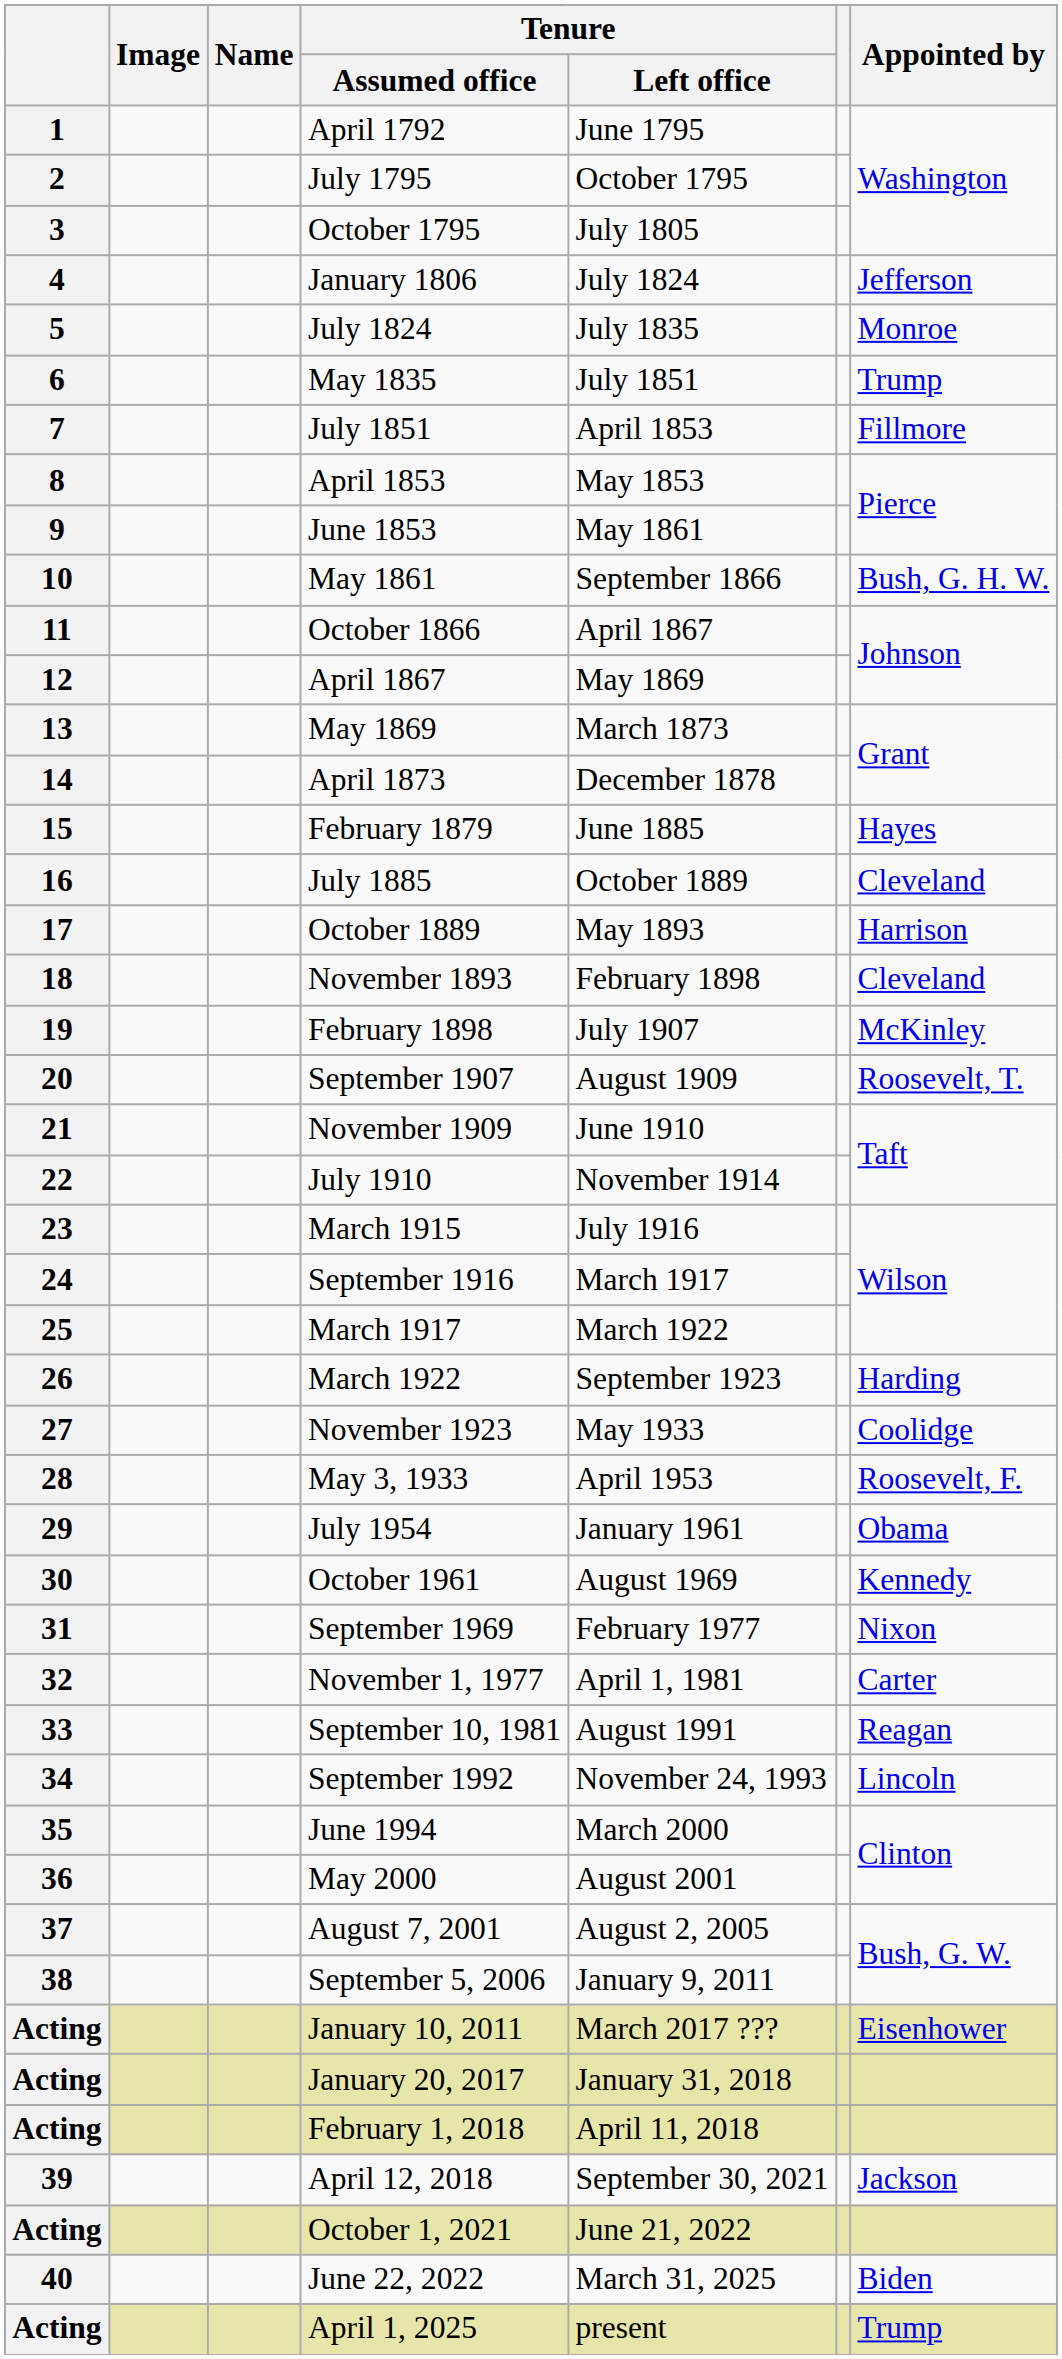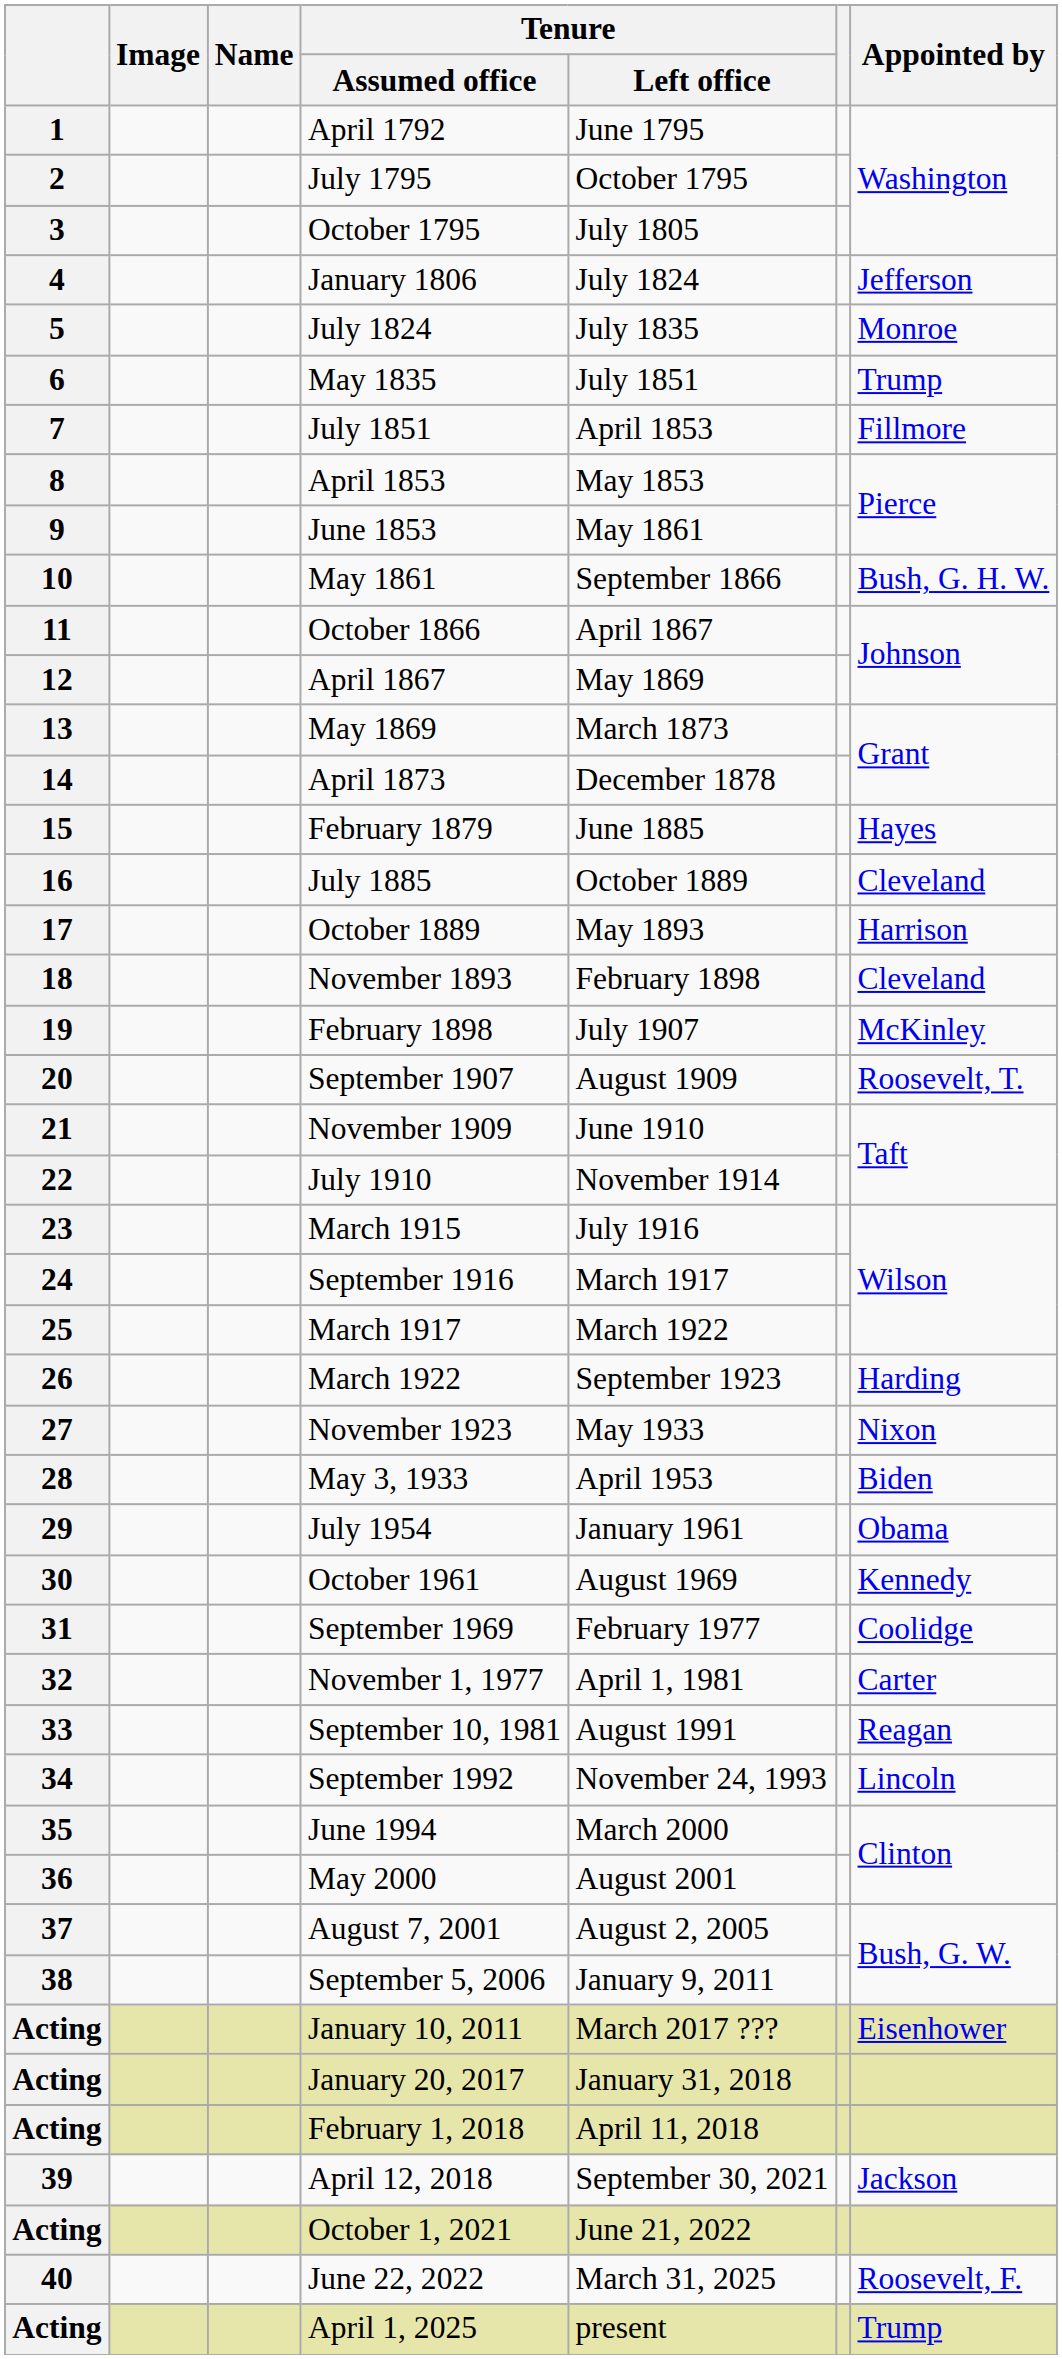(915, 1429) Coolidge -> (897, 1429) Nixon
(940, 1479) Roosevelt, F. -> (895, 1479) Biden
(897, 1629) Nixon -> (915, 1629) Coolidge
(895, 2278) Biden -> (940, 2278) Roosevelt, F.
